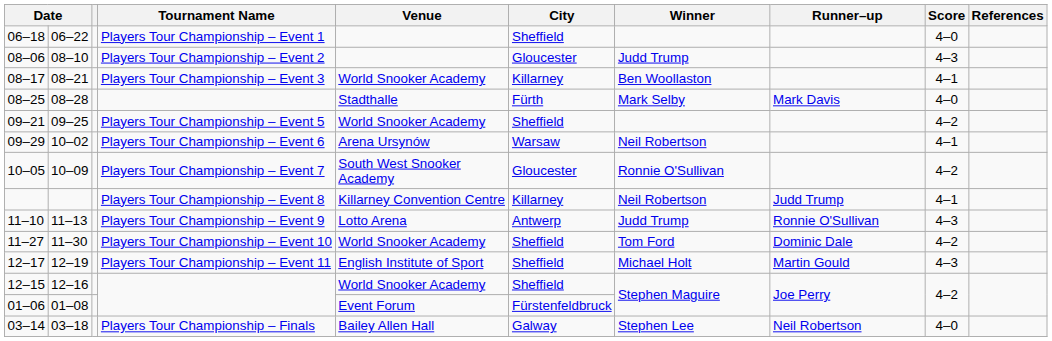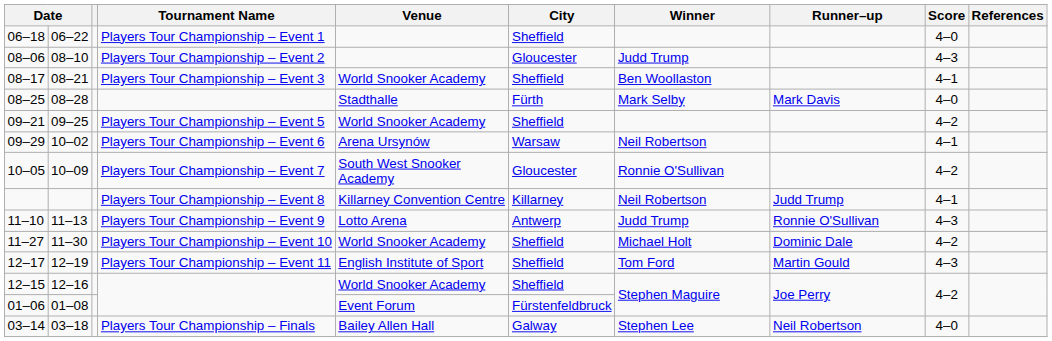(538, 79) Killarney -> (538, 79) Sheffield
(646, 242) Tom Ford -> (655, 242) Michael Holt
(655, 263) Michael Holt -> (646, 263) Tom Ford
